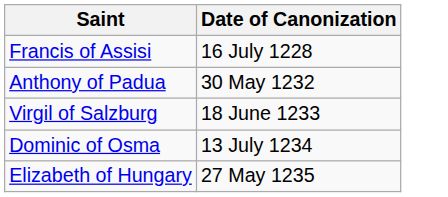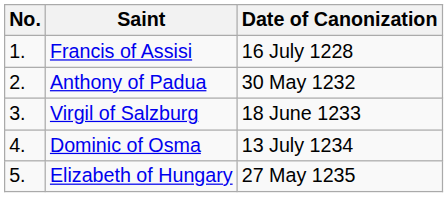+ column: (25, 20)
